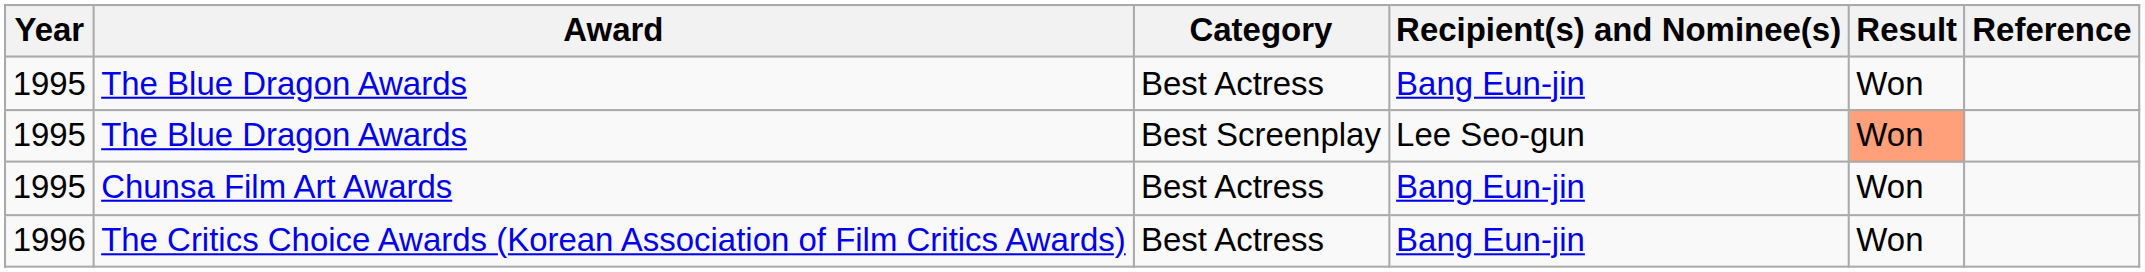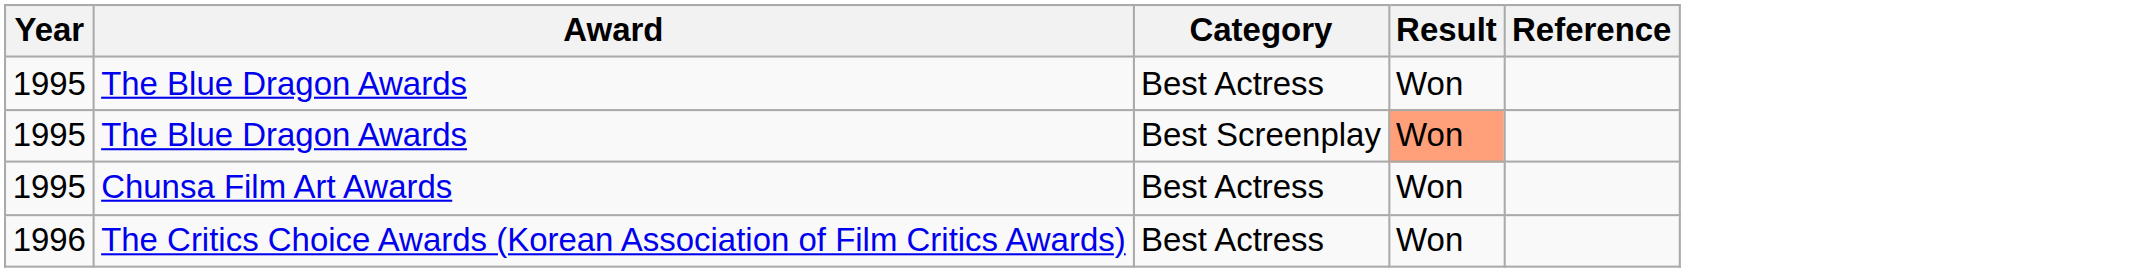- column: (1619, 30)
